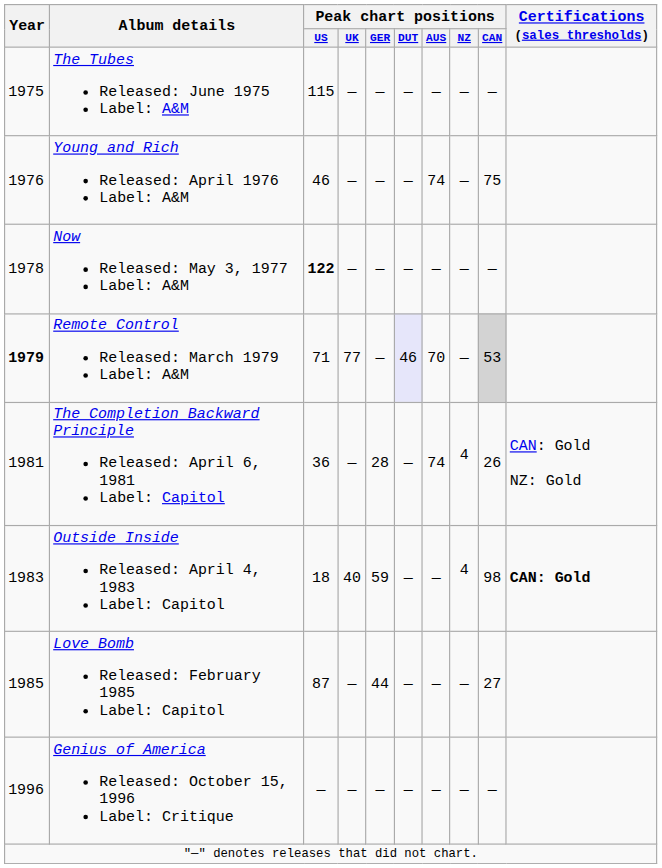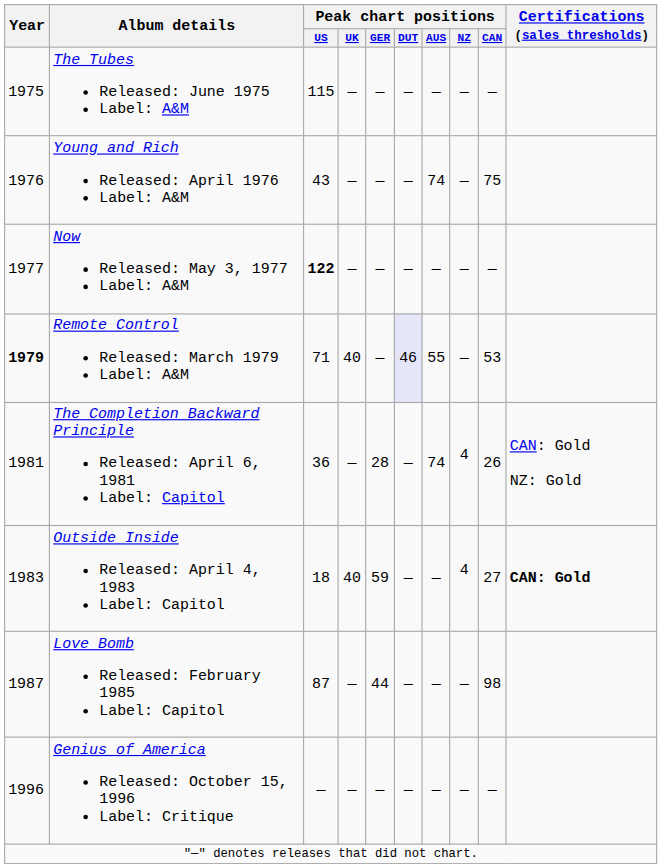(321, 180) 46 -> (321, 180) 43
(26, 269) 1978 -> (26, 269) 1977
(352, 358) 77 -> (352, 358) 40
(436, 358) 70 -> (436, 358) 55
(492, 358) lightgrey background -> (492, 358) no background
(492, 579) 98 -> (492, 579) 27
(26, 685) 1985 -> (26, 685) 1987
(492, 685) 27 -> (492, 685) 98
